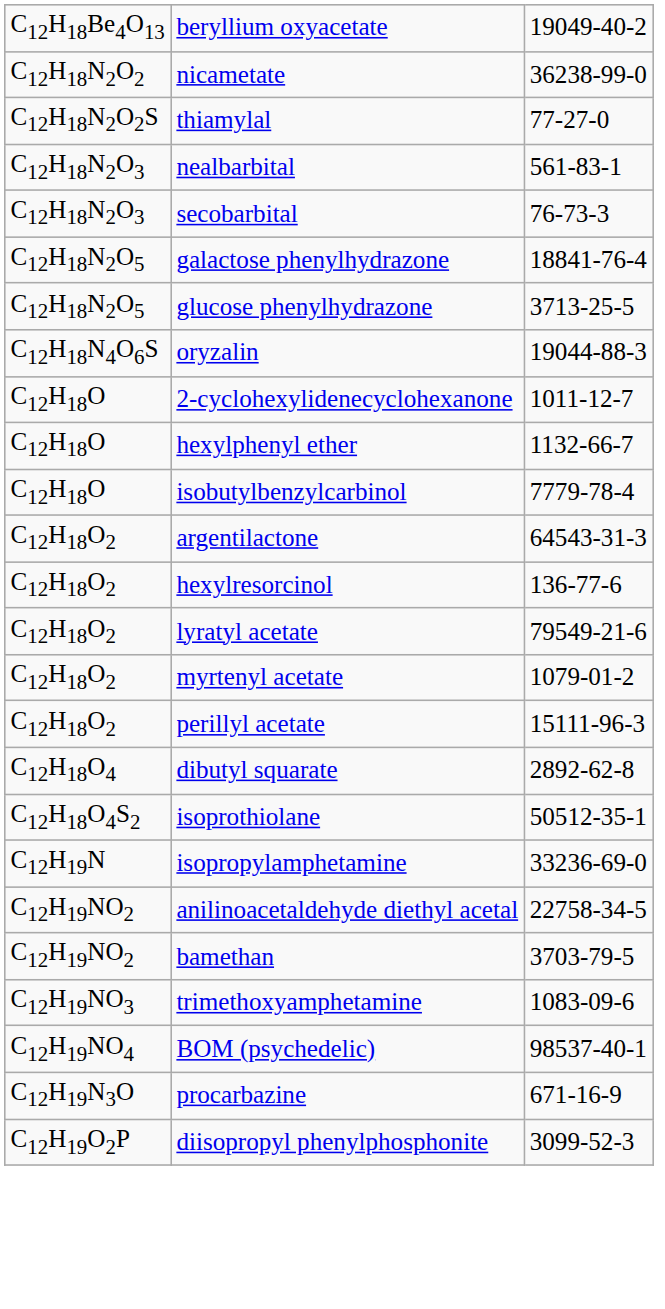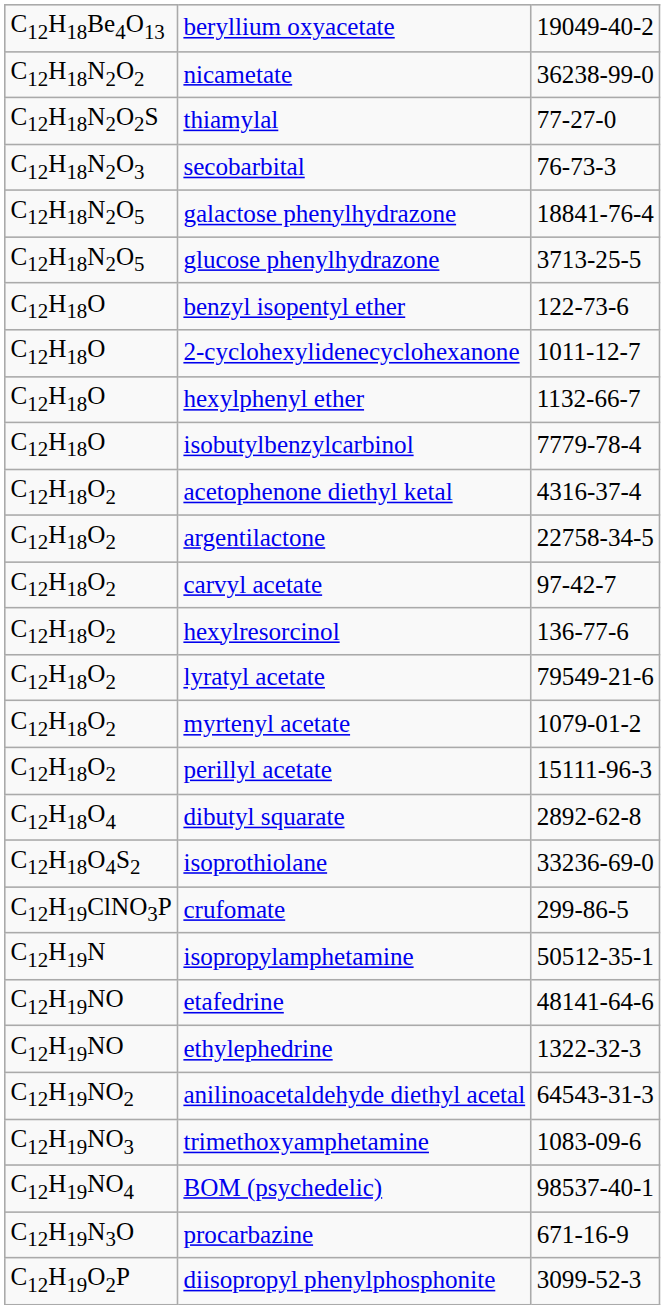- row: (236, 166)
- row: (218, 352)
+ row: (294, 306)
+ row: (318, 491)
(588, 538) 64543-31-3 -> (595, 538) 22758-34-5
+ row: (253, 584)
(588, 816) 50512-35-1 -> (595, 863) 33236-69-0
+ row: (234, 909)
(588, 863) 33236-69-0 -> (595, 955) 50512-35-1
+ row: (234, 1002)
+ row: (258, 1048)
(588, 909) 22758-34-5 -> (595, 1095) 64543-31-3
- row: (225, 955)
